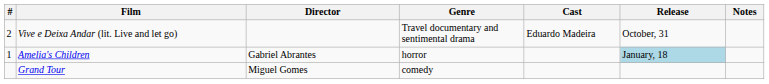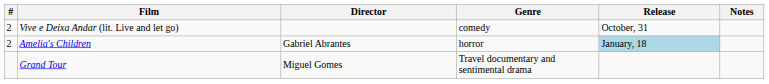- column: (572, 12)
(450, 33) Travel documentary and sentimental drama -> (474, 28) comedy
(9, 54) 1 -> (9, 43) 2
(417, 70) comedy -> (507, 65) Travel documentary and sentimental drama
